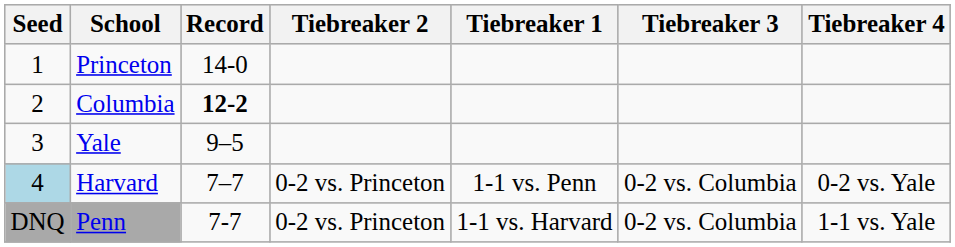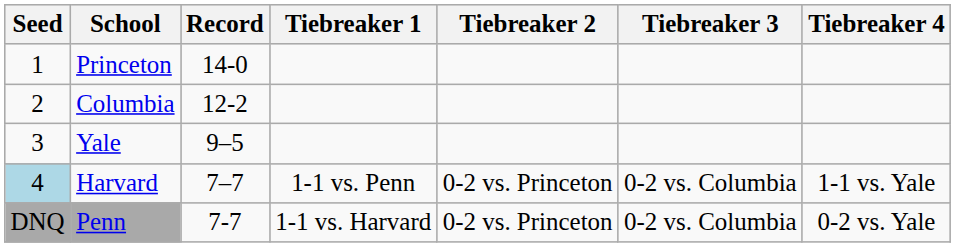columns swapped: (535, 24) <-> (360, 24)
(225, 103) bold -> (225, 103) normal
(876, 182) 0-2 vs. Yale -> (876, 182) 1-1 vs. Yale
(876, 222) 1-1 vs. Yale -> (876, 222) 0-2 vs. Yale
